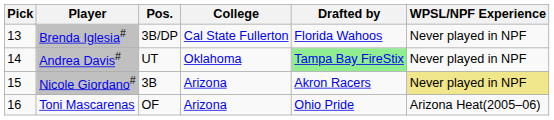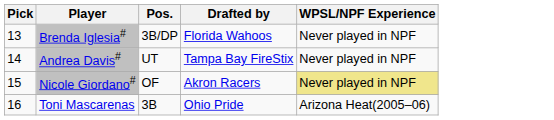- column: (236, 14)
(349, 59) lightgreen background -> (239, 59) no background
(149, 83) 3B -> (150, 83) OF
(150, 104) OF -> (149, 104) 3B
